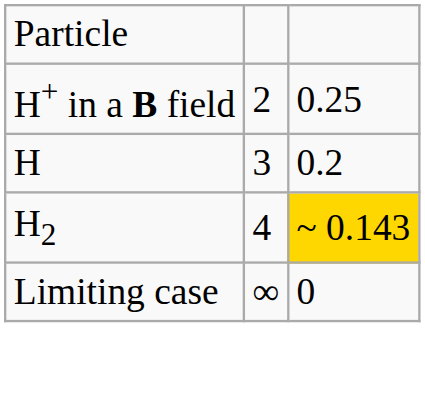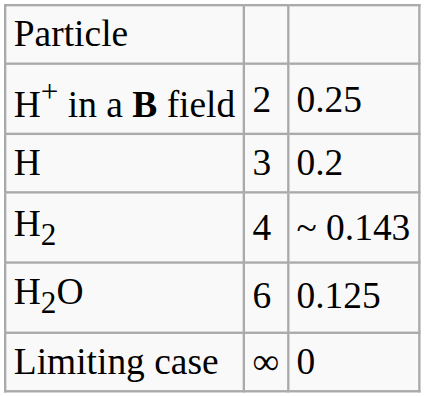(353, 227) gold background -> (353, 227) no background
+ row: (49, 296)
